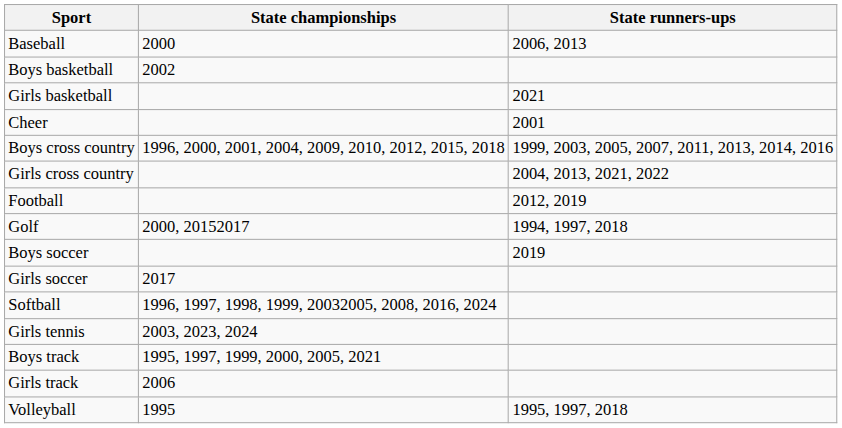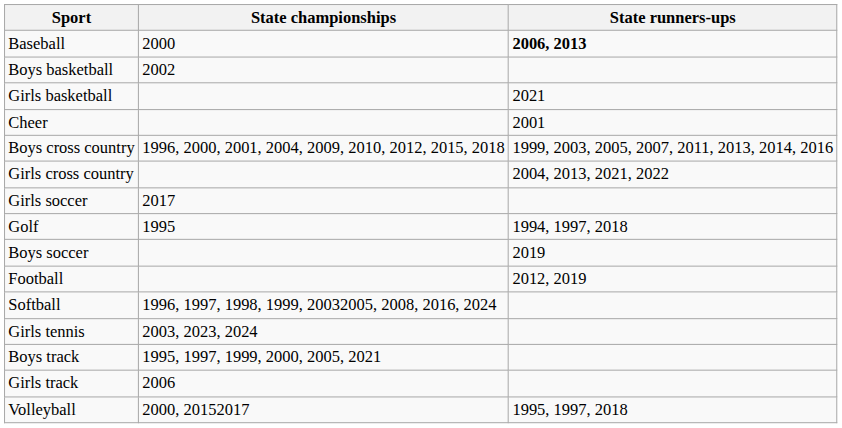(549, 43) normal -> (549, 43) bold
rows swapped: (36, 200) <-> (48, 278)
(196, 226) 2000, 20152017 -> (159, 226) 1995
(159, 409) 1995 -> (196, 409) 2000, 20152017
